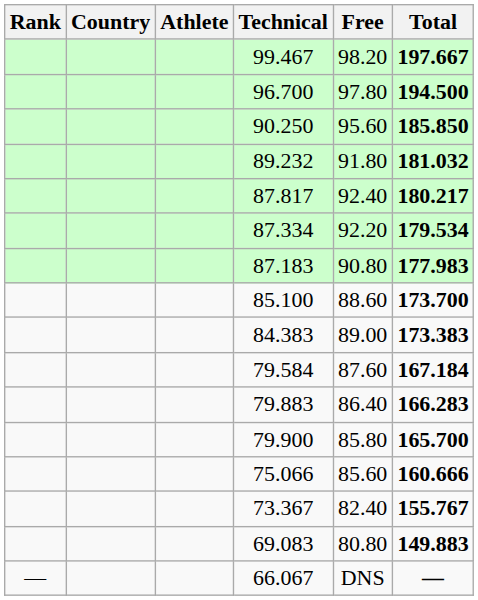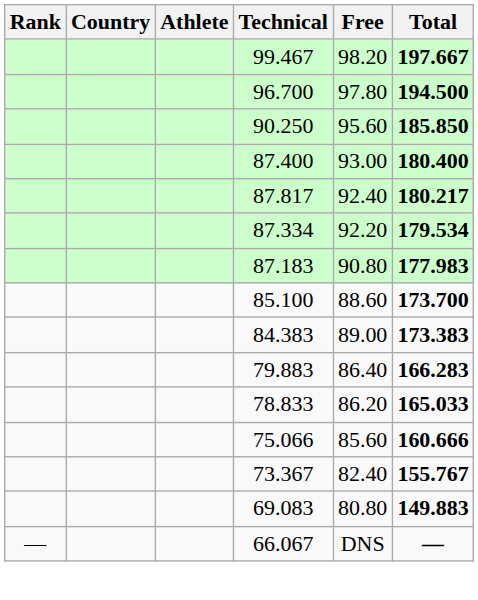- row: (283, 160)
+ row: (283, 160)
- row: (283, 369)
- row: (283, 439)
+ row: (283, 404)
